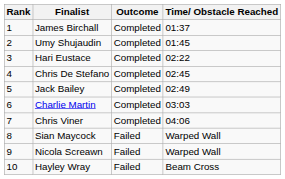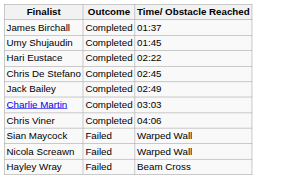- column: (18, 12)
